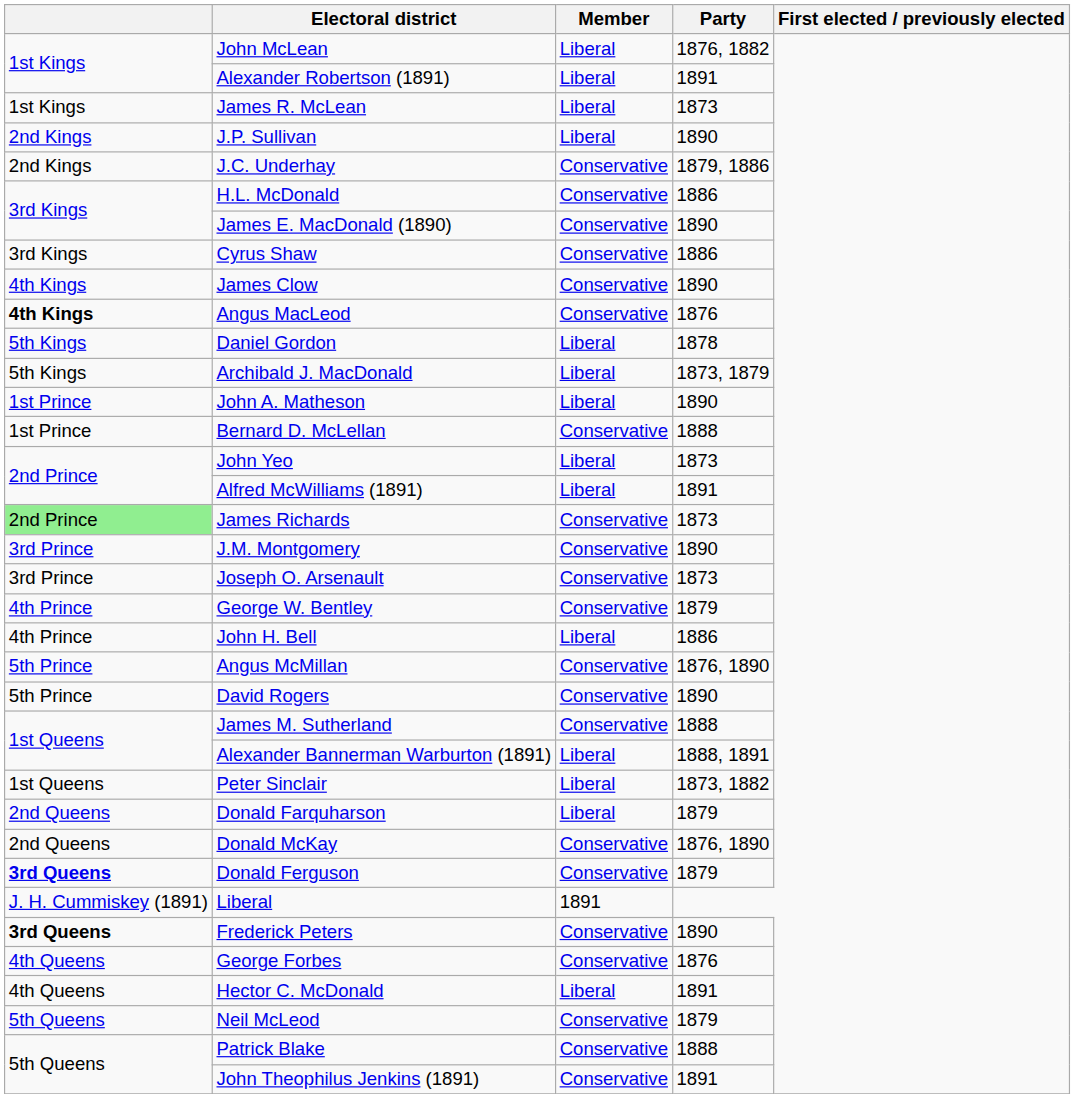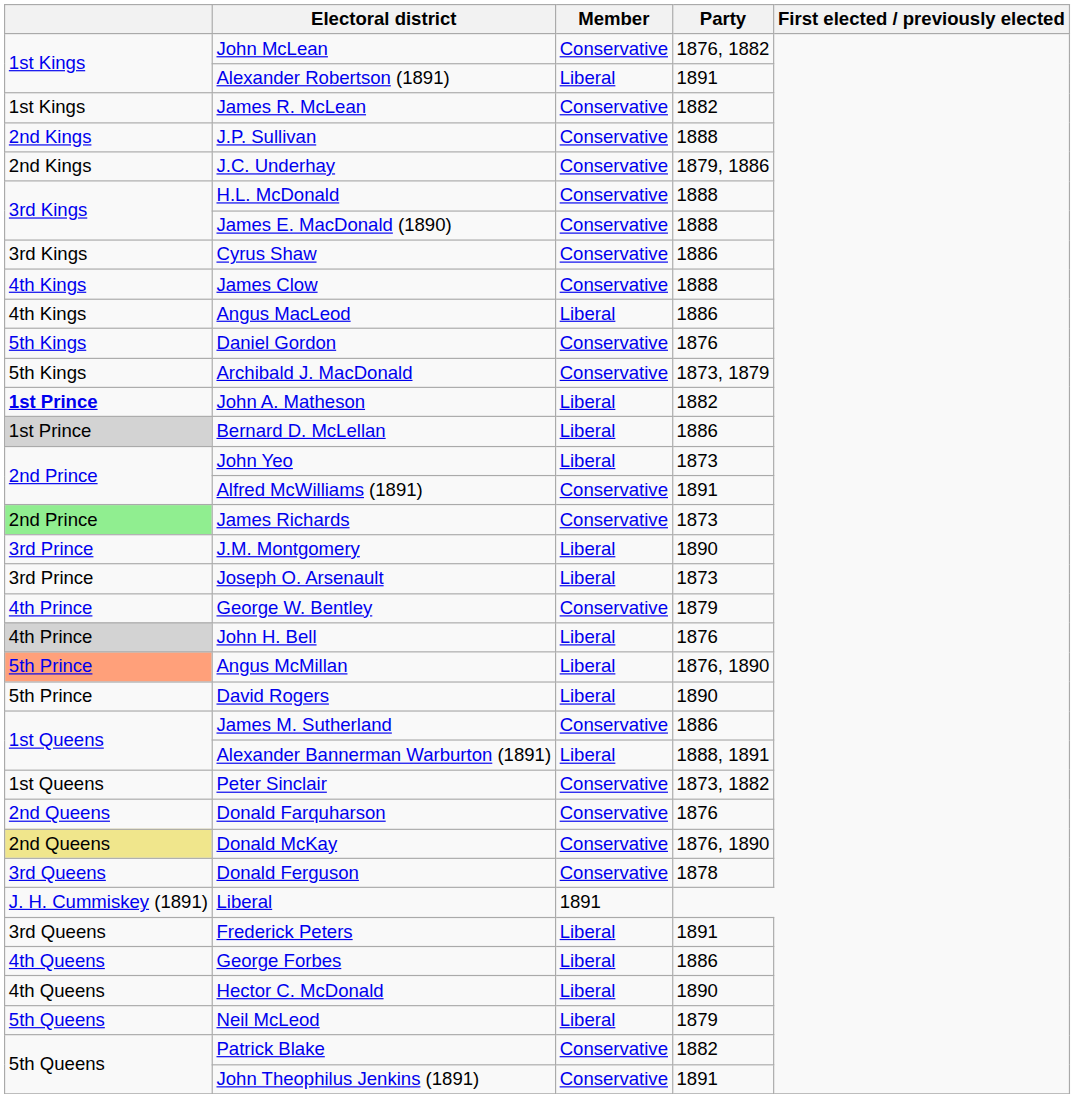(588, 48) Liberal -> (614, 48) Conservative
(588, 107) Liberal -> (614, 107) Conservative
(697, 107) 1873 -> (697, 107) 1882
(588, 136) Liberal -> (614, 136) Conservative
(697, 136) 1890 -> (697, 136) 1888
(697, 195) 1886 -> (697, 195) 1888
(697, 225) 1890 -> (697, 225) 1888
(697, 284) 1890 -> (697, 284) 1888
(51, 313) bold -> (48, 313) normal
(614, 313) Conservative -> (588, 313) Liberal
(697, 313) 1876 -> (697, 313) 1886
(588, 343) Liberal -> (614, 343) Conservative
(697, 343) 1878 -> (697, 343) 1876
(588, 372) Liberal -> (614, 372) Conservative
(50, 401) normal -> (53, 401) bold
(697, 401) 1890 -> (697, 401) 1882
(50, 431) no background -> (50, 431) lightgrey background
(614, 431) Conservative -> (588, 431) Liberal
(697, 431) 1888 -> (697, 431) 1886
(588, 490) Liberal -> (614, 490) Conservative
(614, 549) Conservative -> (588, 549) Liberal
(614, 578) Conservative -> (588, 578) Liberal
(51, 637) no background -> (51, 637) lightgrey background
(697, 637) 1886 -> (697, 637) 1876
(51, 666) no background -> (51, 666) lightsalmon background
(614, 666) Conservative -> (588, 666) Liberal
(614, 696) Conservative -> (588, 696) Liberal
(697, 725) 1888 -> (697, 725) 1886
(588, 784) Liberal -> (614, 784) Conservative
(588, 813) Liberal -> (614, 813) Conservative
(697, 813) 1879 -> (697, 813) 1876
(59, 843) no background -> (59, 843) khaki background
(60, 872) bold -> (57, 872) normal
(697, 872) 1879 -> (697, 872) 1878
(60, 931) bold -> (57, 931) normal
(614, 931) Conservative -> (588, 931) Liberal
(697, 931) 1890 -> (697, 931) 1891
(614, 961) Conservative -> (588, 961) Liberal
(697, 961) 1876 -> (697, 961) 1886
(697, 990) 1891 -> (697, 990) 1890
(614, 1020) Conservative -> (588, 1020) Liberal
(697, 1049) 1888 -> (697, 1049) 1882
